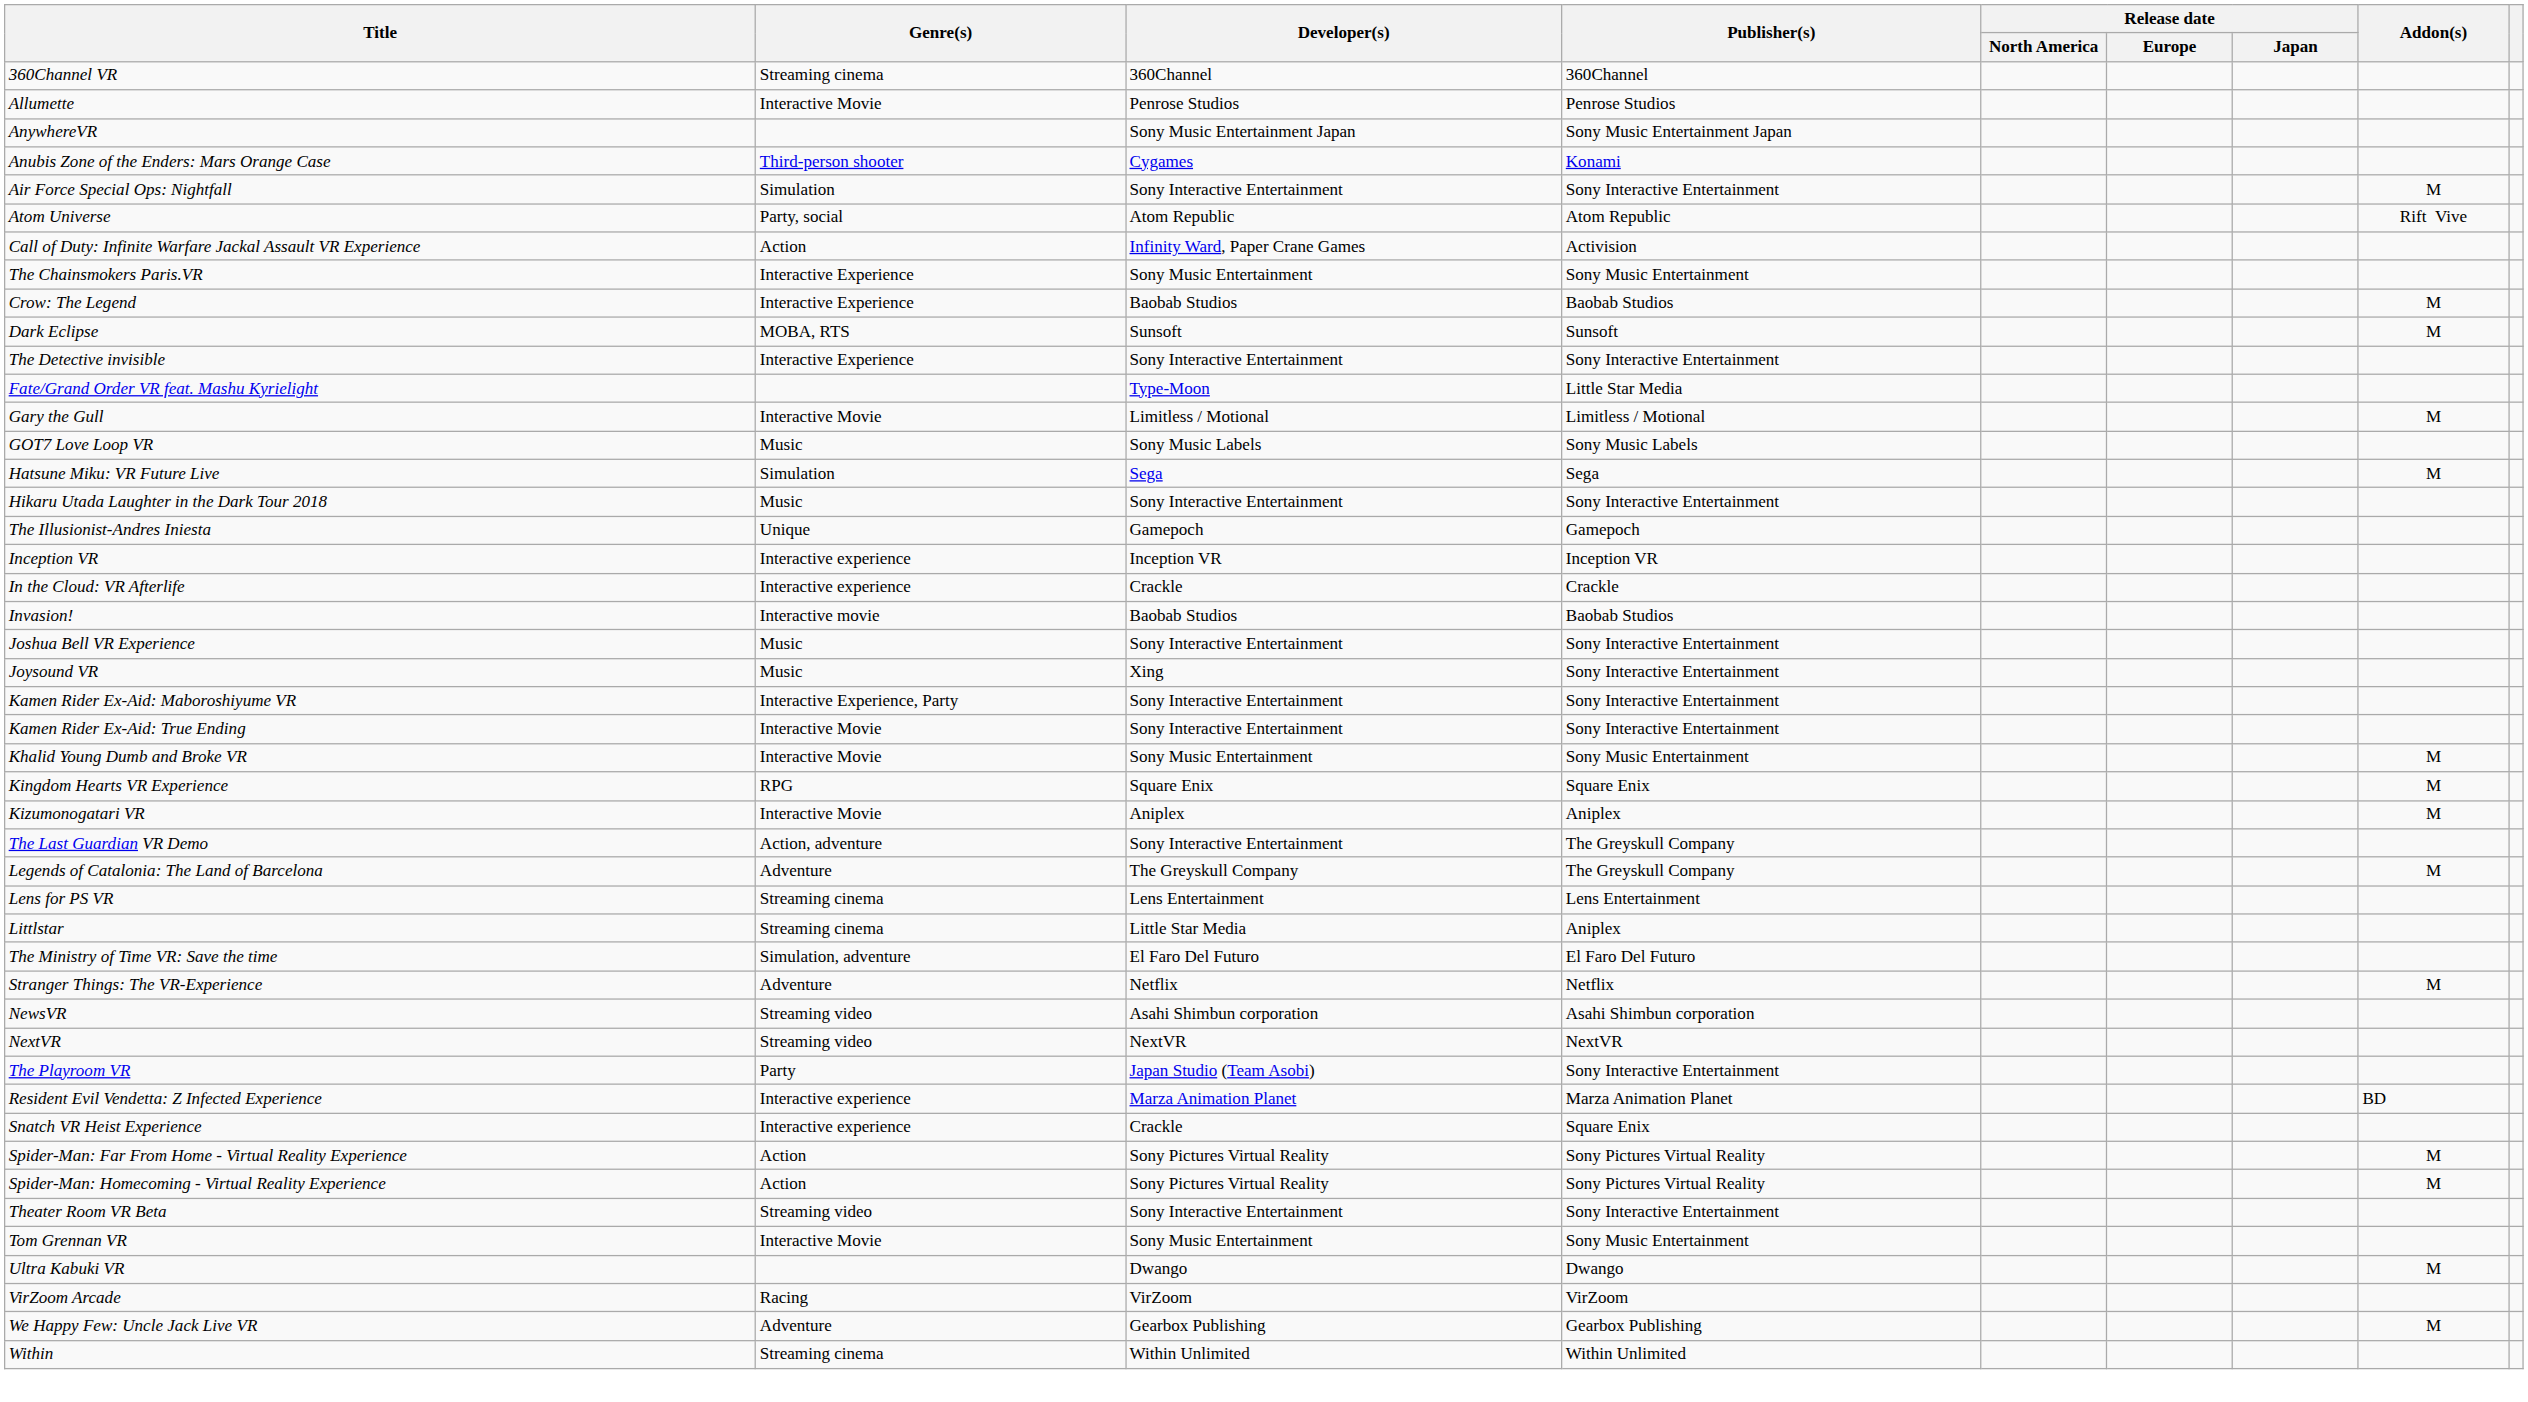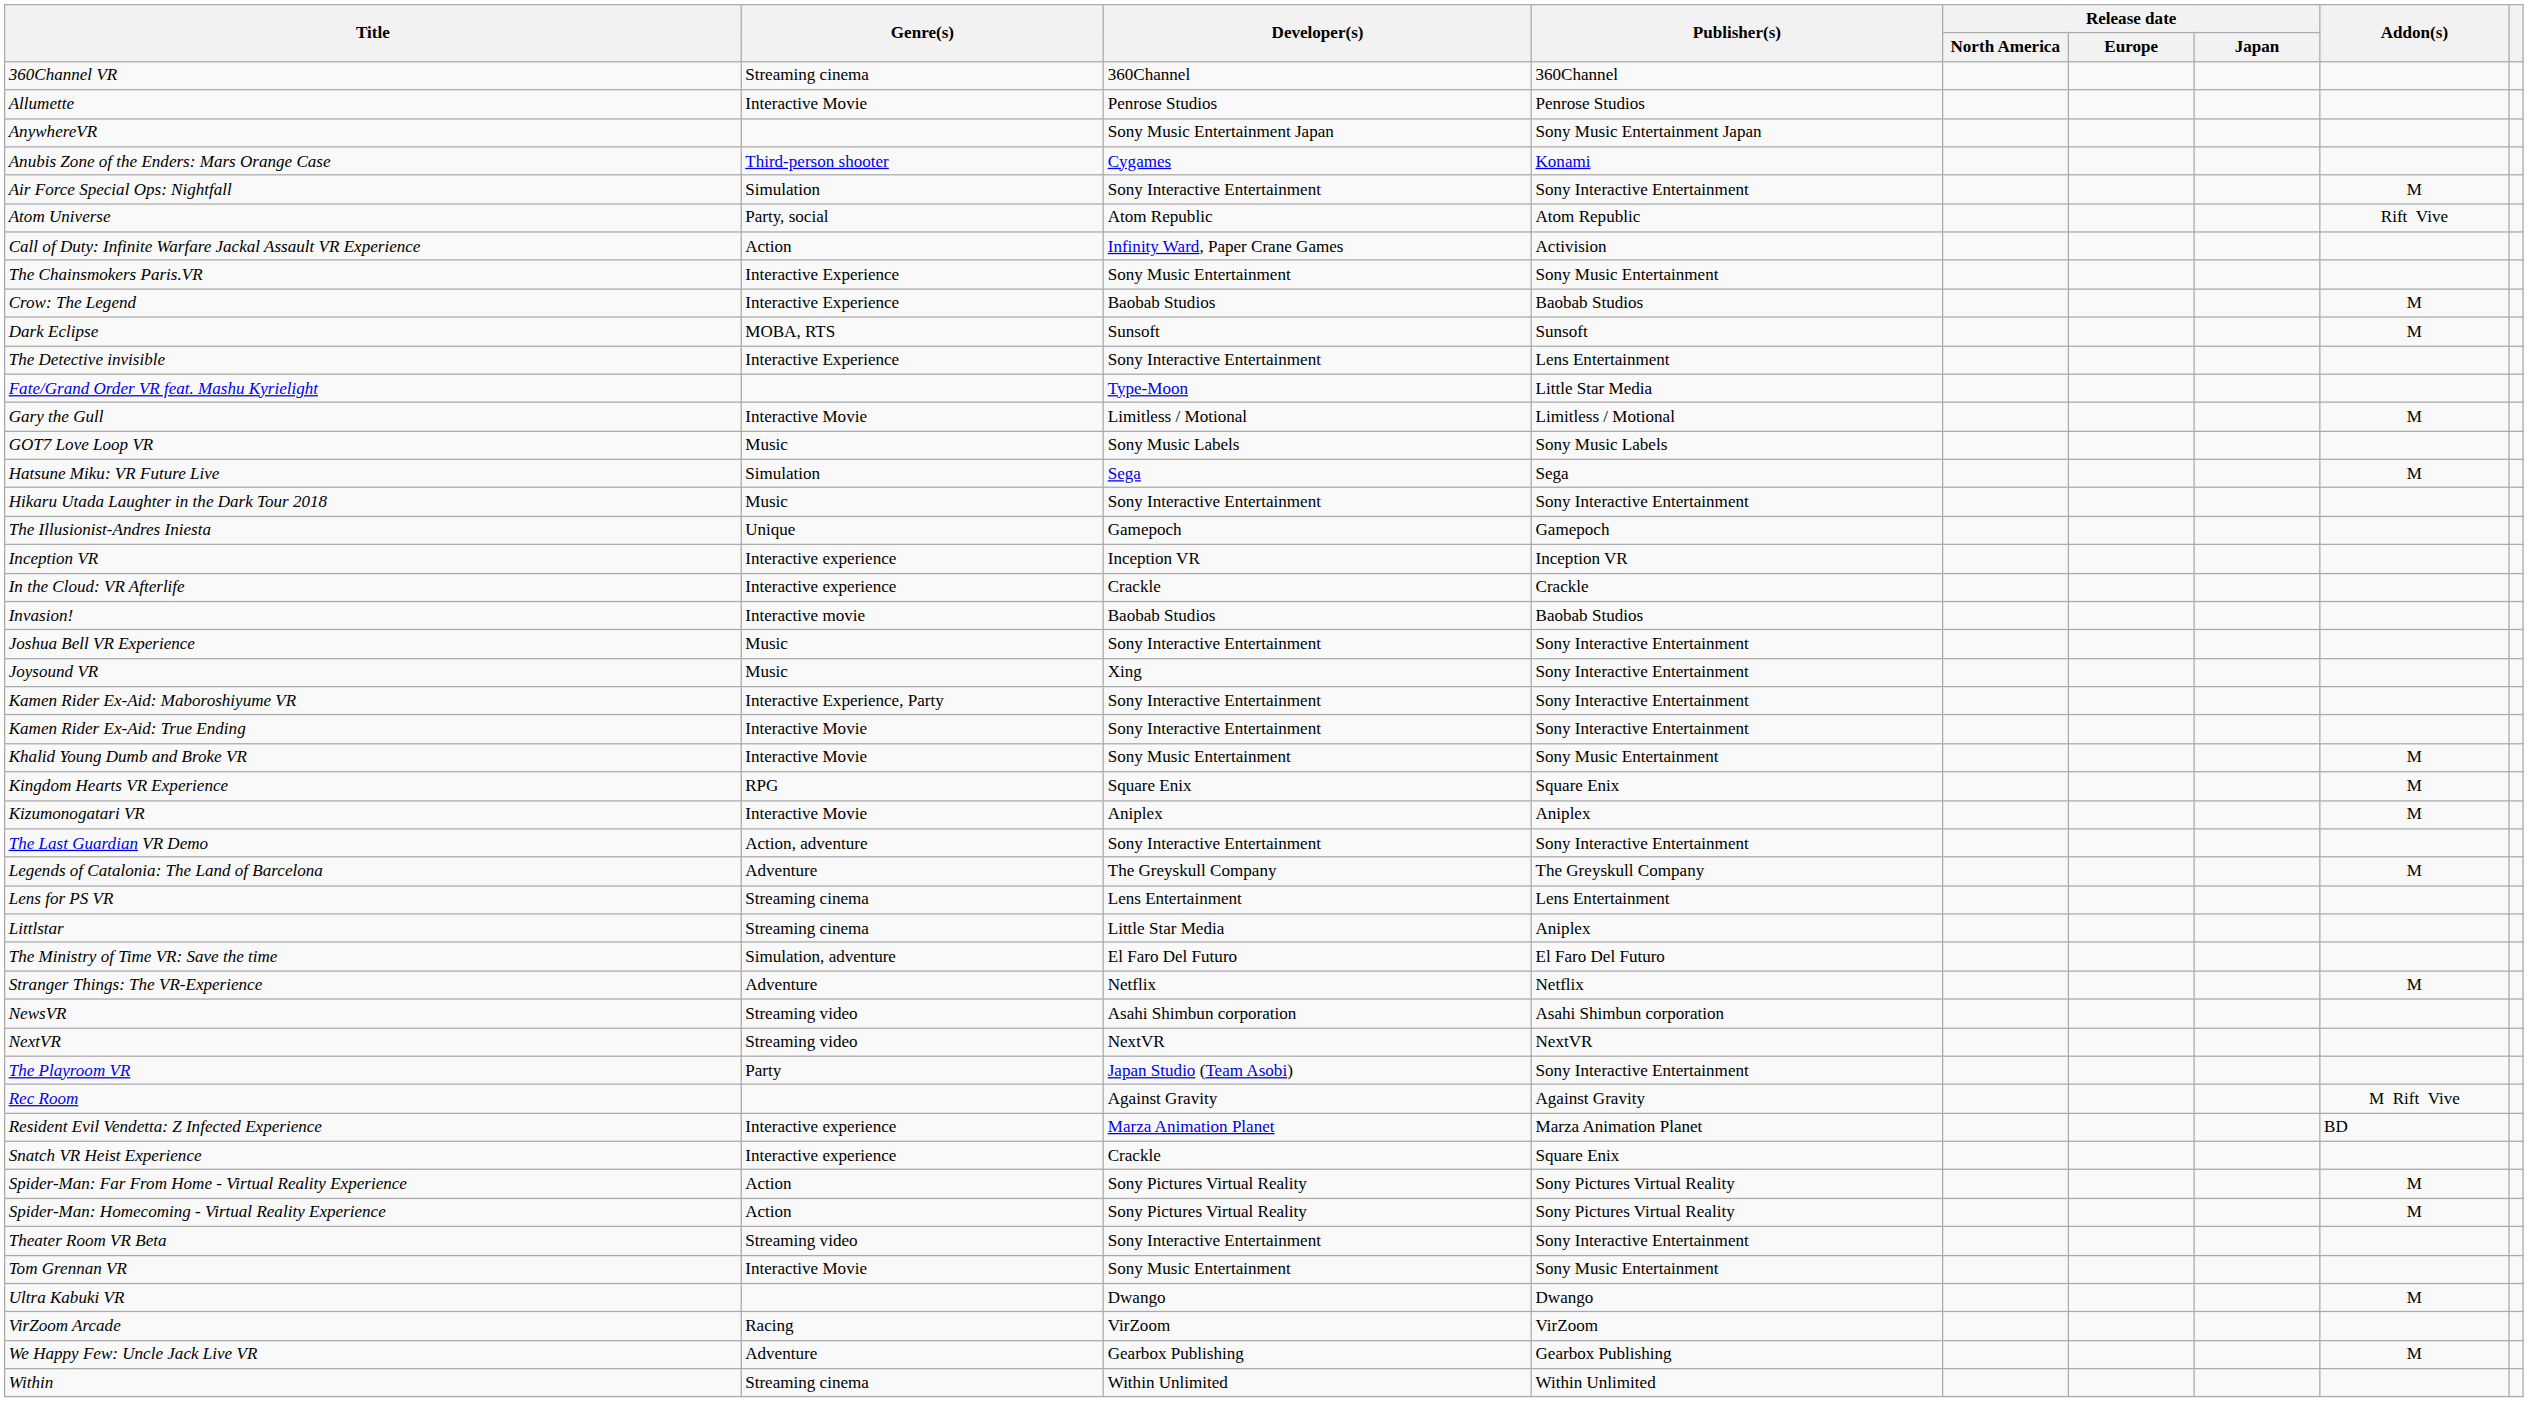(1672, 360) Sony Interactive Entertainment -> (1603, 360) Lens Entertainment
(1650, 843) The Greyskull Company -> (1642, 843) Sony Interactive Entertainment
+ row: (44, 1098)
